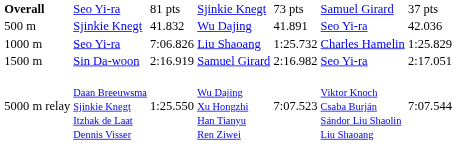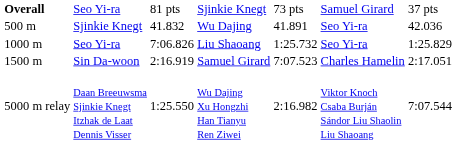(363, 43) Charles Hamelin -> (344, 43) Seo Yi-ra
(295, 60) 2:16.982 -> (295, 60) 7:07.523
(344, 60) Seo Yi-ra -> (363, 60) Charles Hamelin
(295, 106) 7:07.523 -> (295, 106) 2:16.982
